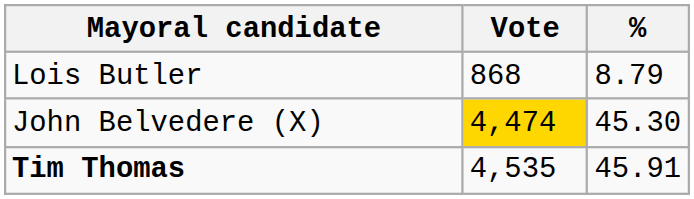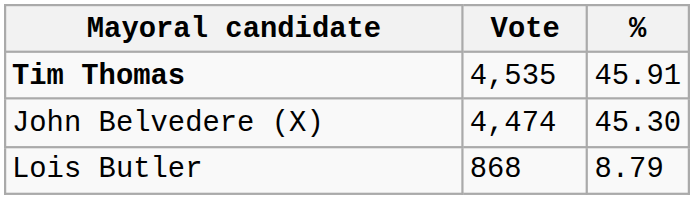rows swapped: (99, 170) <-> (107, 76)
(513, 123) gold background -> (513, 123) no background
